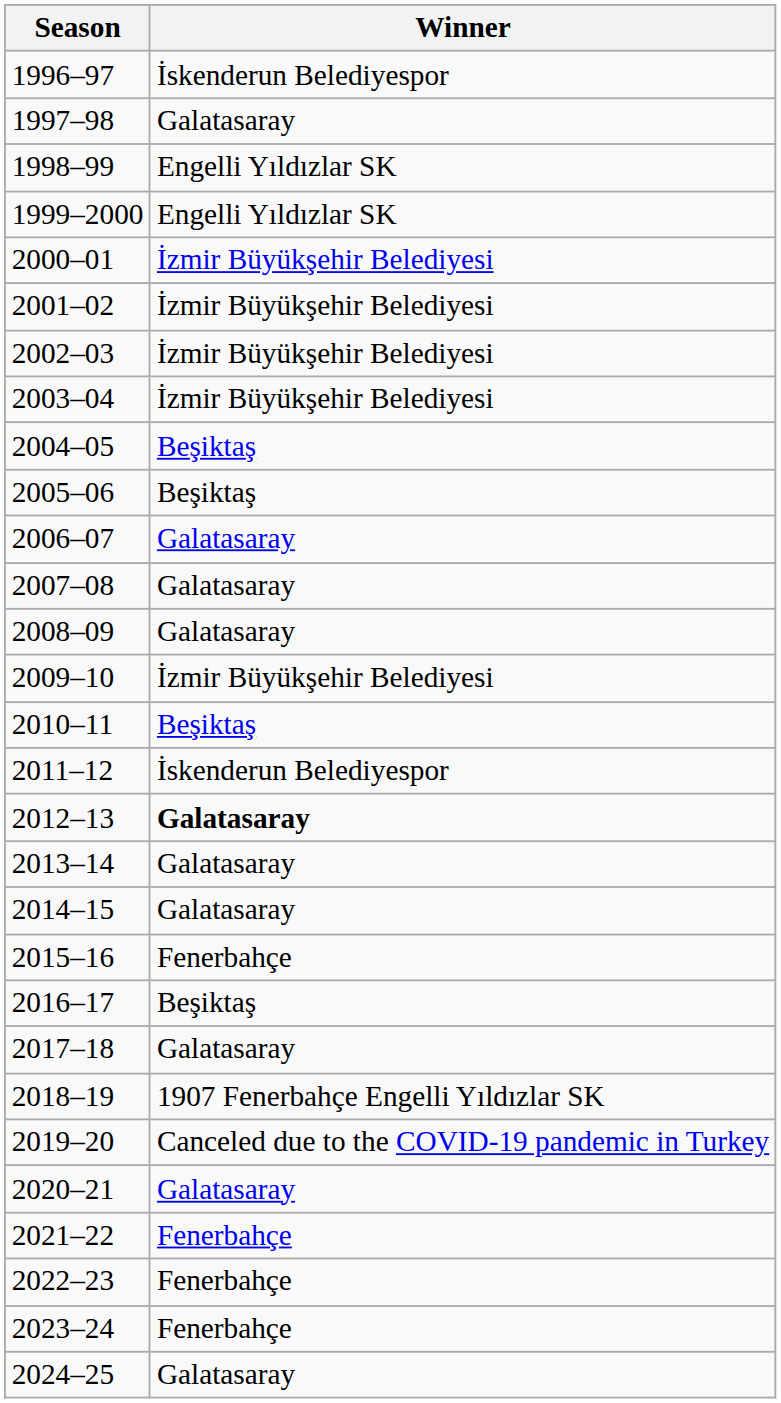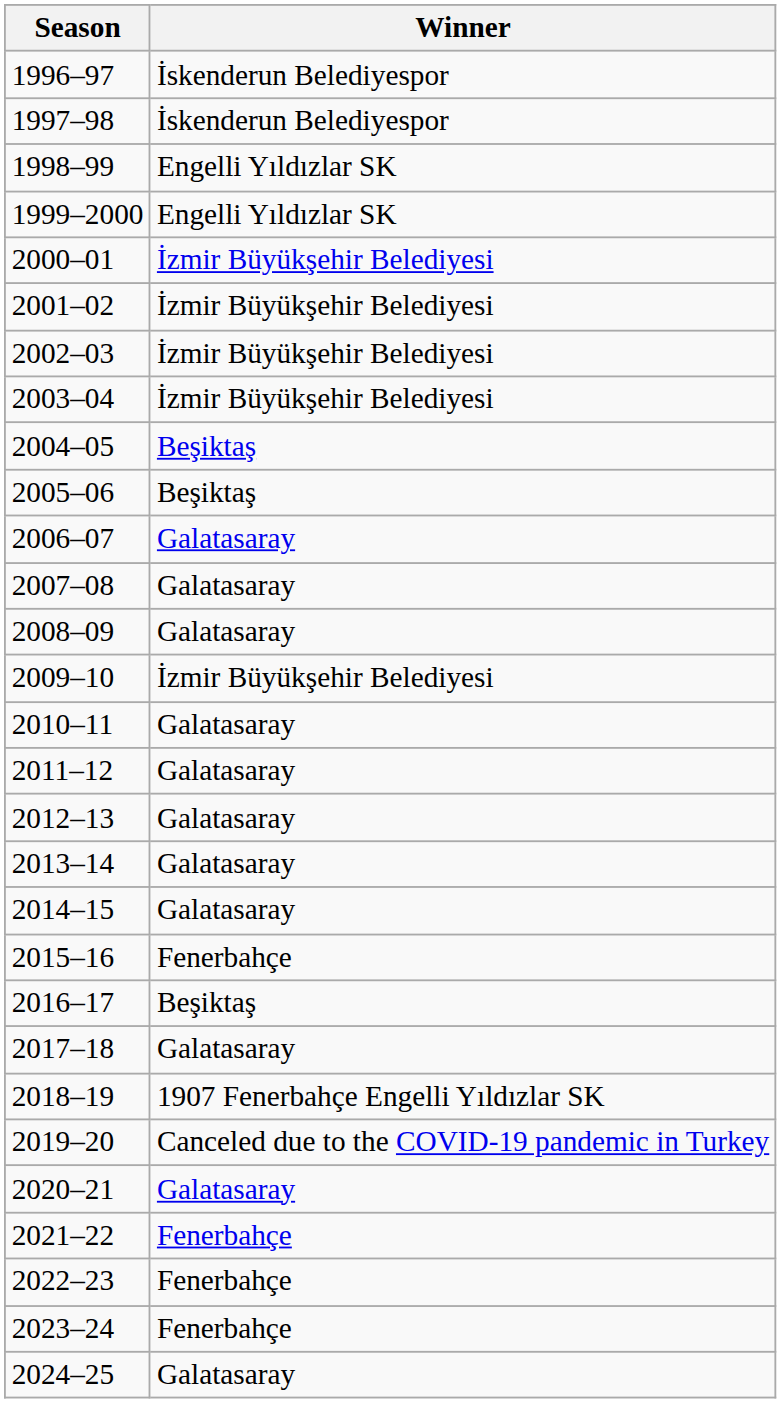(226, 120) Galatasaray -> (303, 120) İskenderun Belediyespor
(207, 724) Beşiktaş -> (226, 724) Galatasaray
(303, 770) İskenderun Belediyespor -> (226, 770) Galatasaray
(233, 817) bold -> (226, 817) normal
